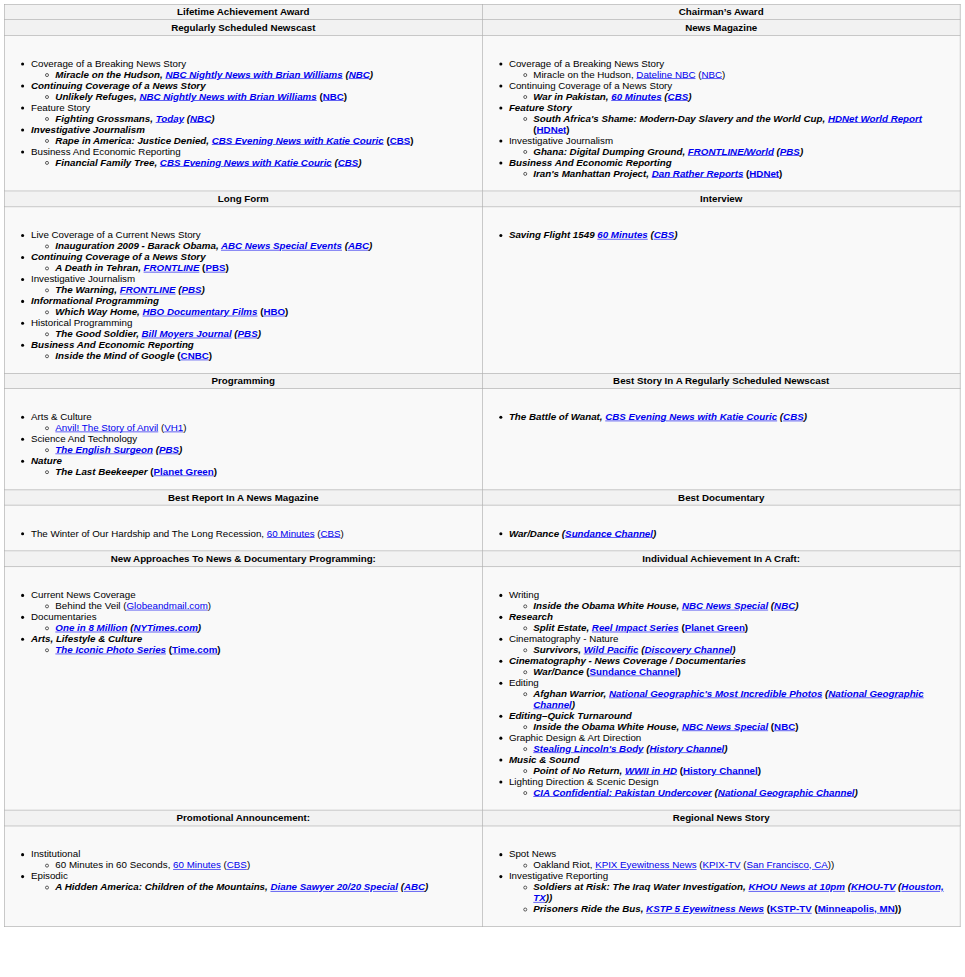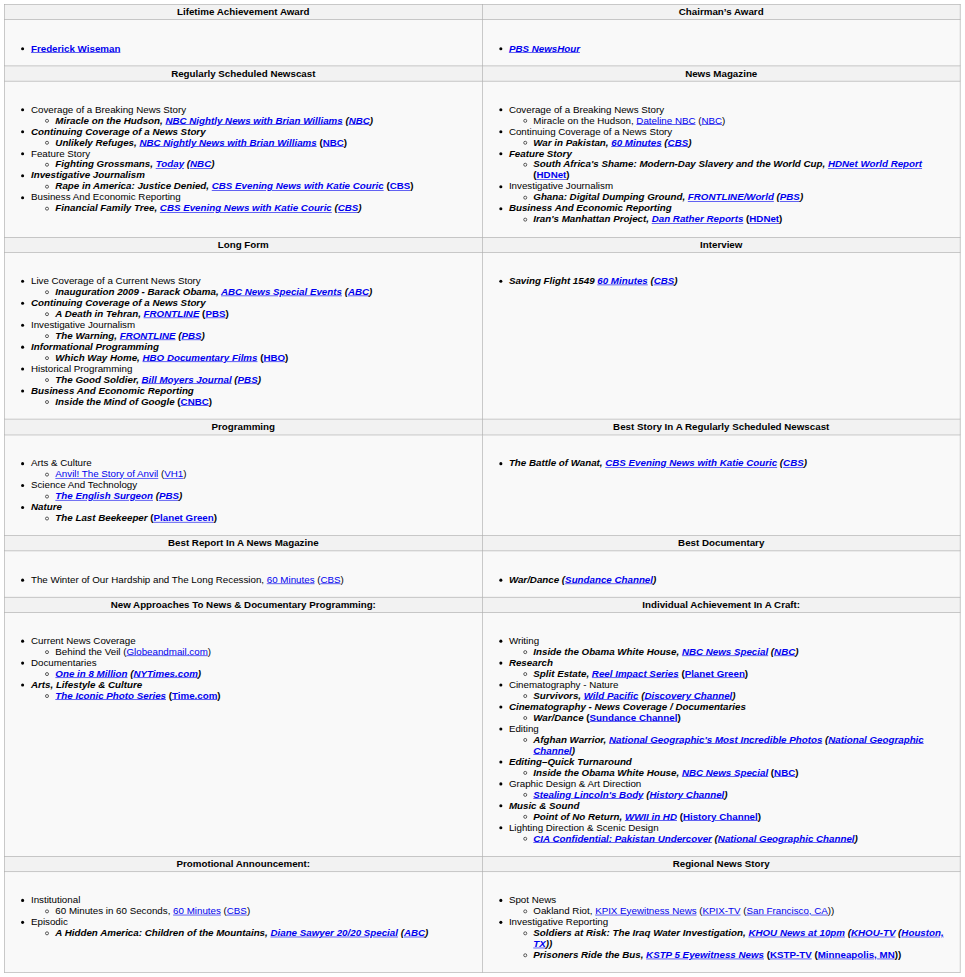+ row: (243, 48)
